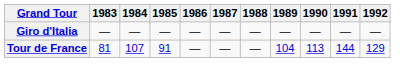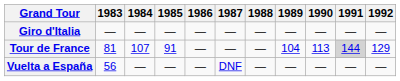(345, 48) no background -> (351, 48) lightgrey background
+ row: (50, 66)
